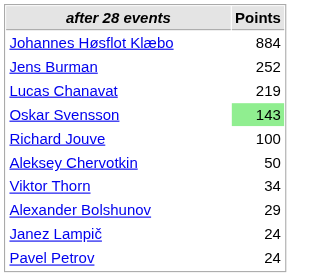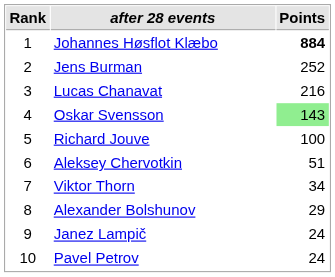+ column: (28, 18)
(268, 43) normal -> (313, 43) bold
(268, 91) 219 -> (313, 91) 216
(273, 163) 50 -> (317, 163) 51
